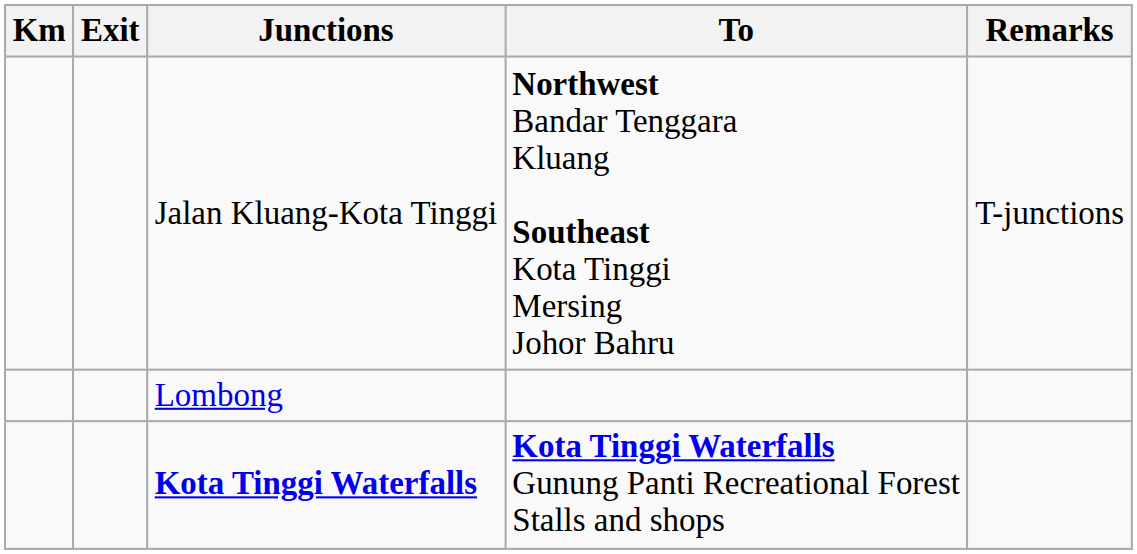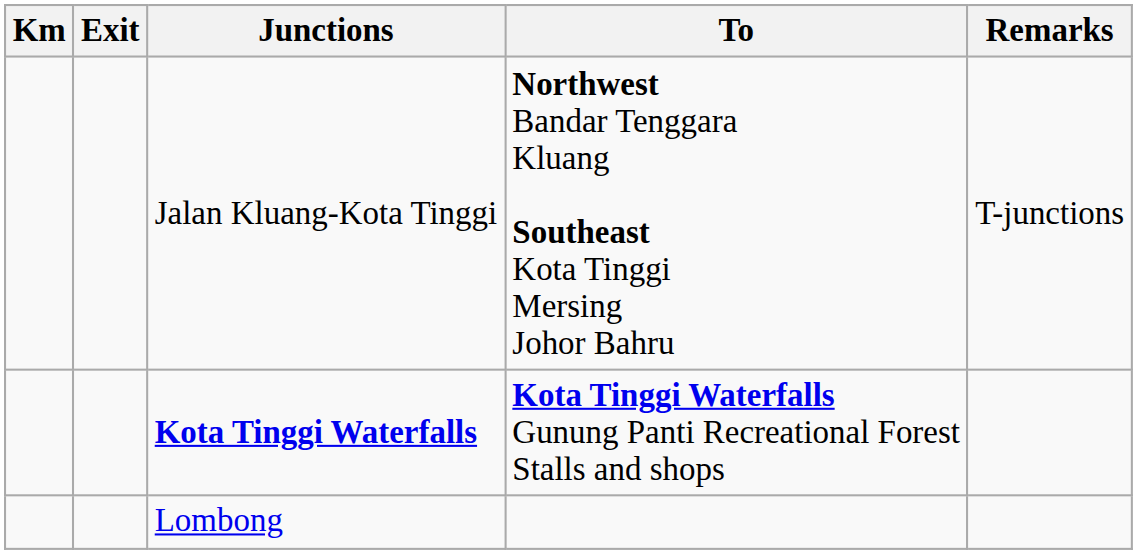rows swapped: (219, 394) <-> (316, 484)
